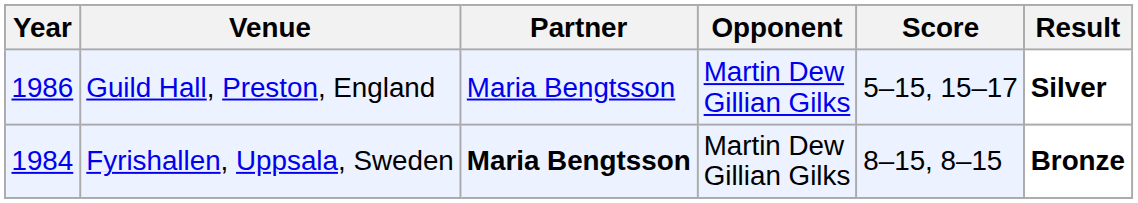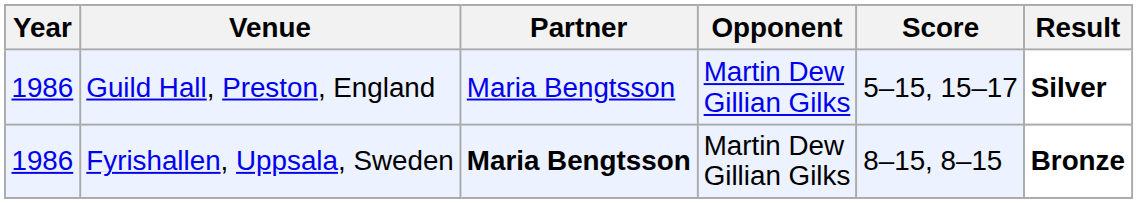(42, 161) 1984 -> (42, 161) 1986
